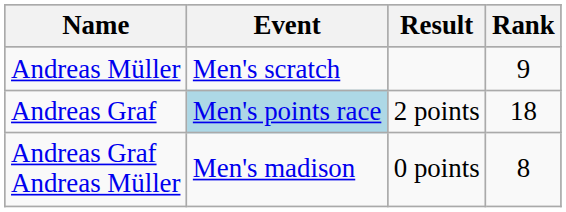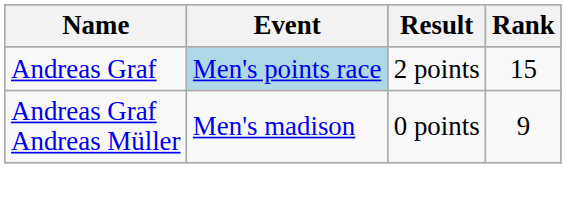- row: (96, 68)
(523, 111) 18 -> (523, 68) 15
(523, 168) 8 -> (523, 126) 9
